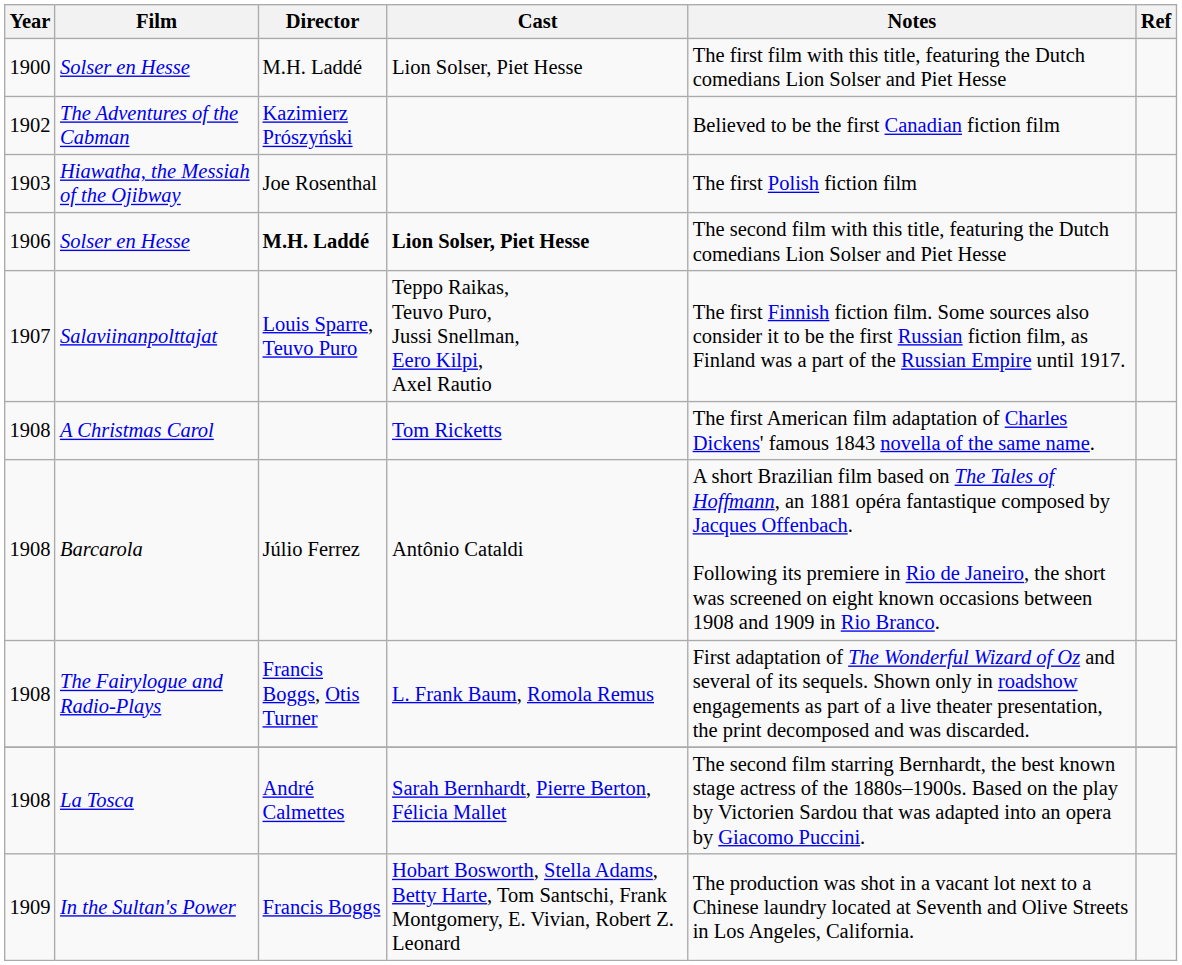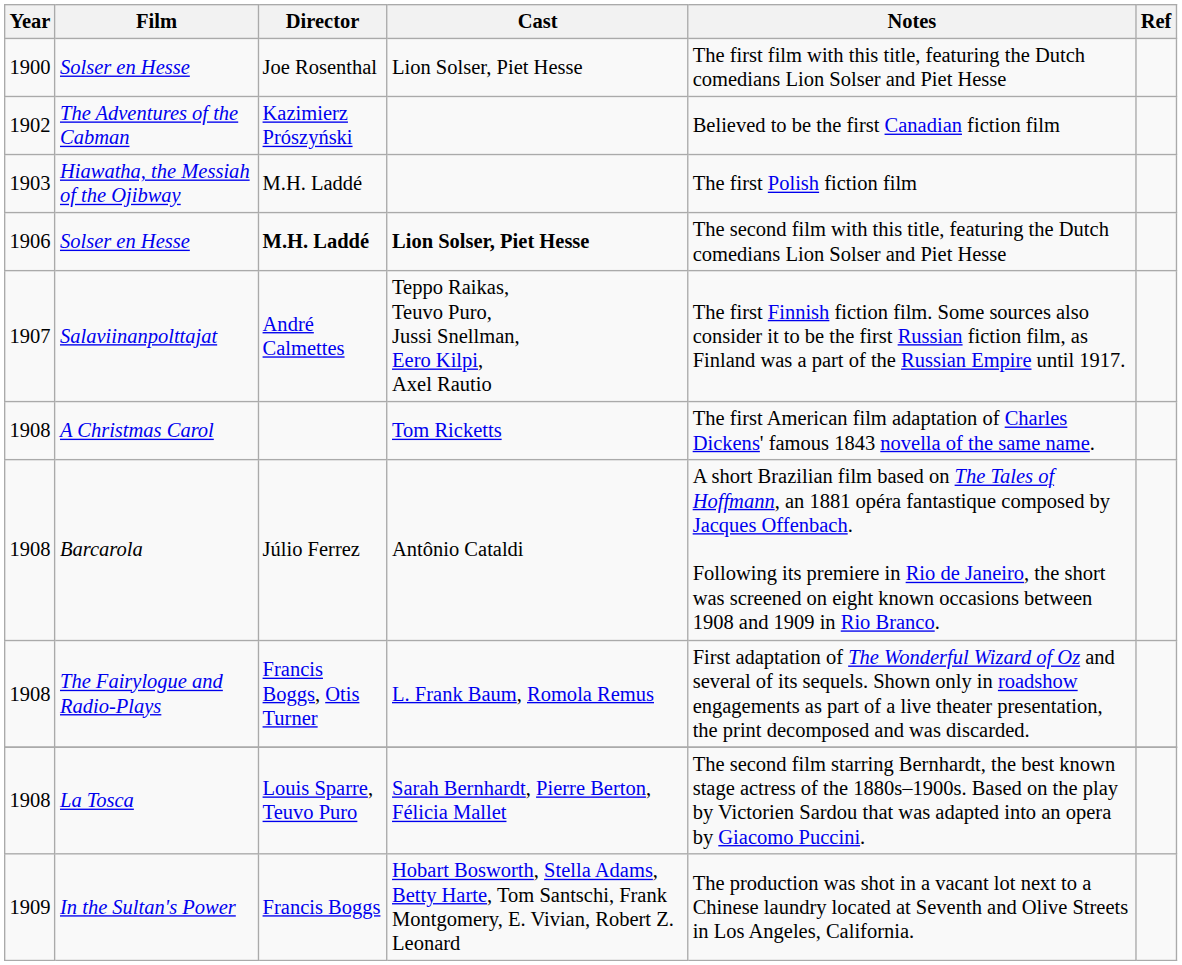(312, 67) M.H. Laddé -> (320, 67) Joe Rosenthal
(320, 183) Joe Rosenthal -> (312, 183) M.H. Laddé
(318, 336) Louis Sparre, Teuvo Puro -> (304, 336) André Calmettes
(304, 799) André Calmettes -> (318, 799) Louis Sparre, Teuvo Puro
